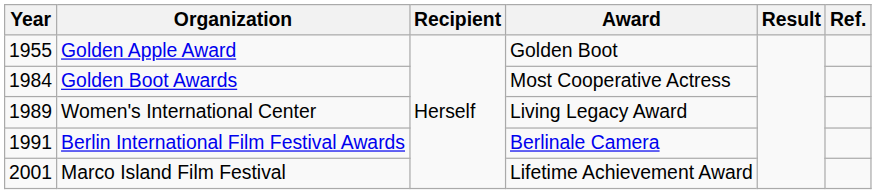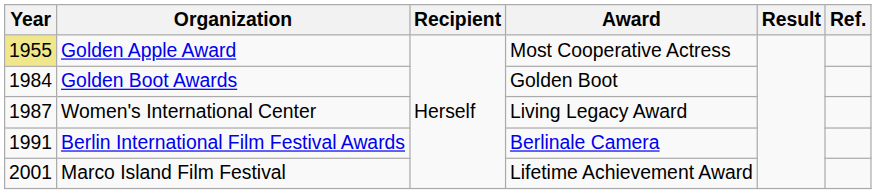(31, 50) no background -> (31, 50) khaki background
(564, 50) Golden Boot -> (620, 50) Most Cooperative Actress
(620, 81) Most Cooperative Actress -> (564, 81) Golden Boot
(31, 111) 1989 -> (31, 111) 1987
